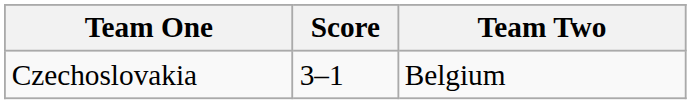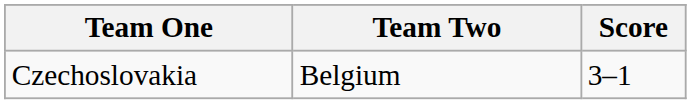columns swapped: (542, 27) <-> (345, 27)
